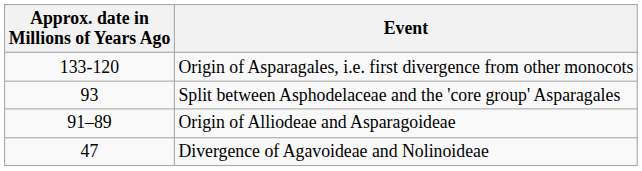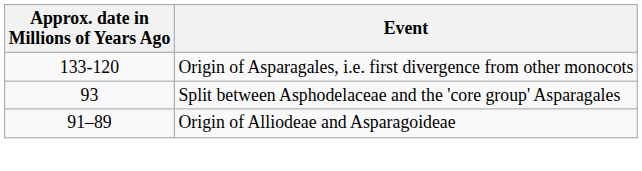- row: (334, 151)
